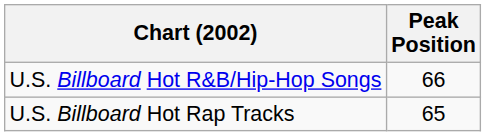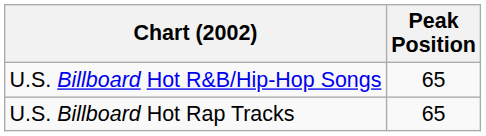(434, 79) 66 -> (434, 79) 65
